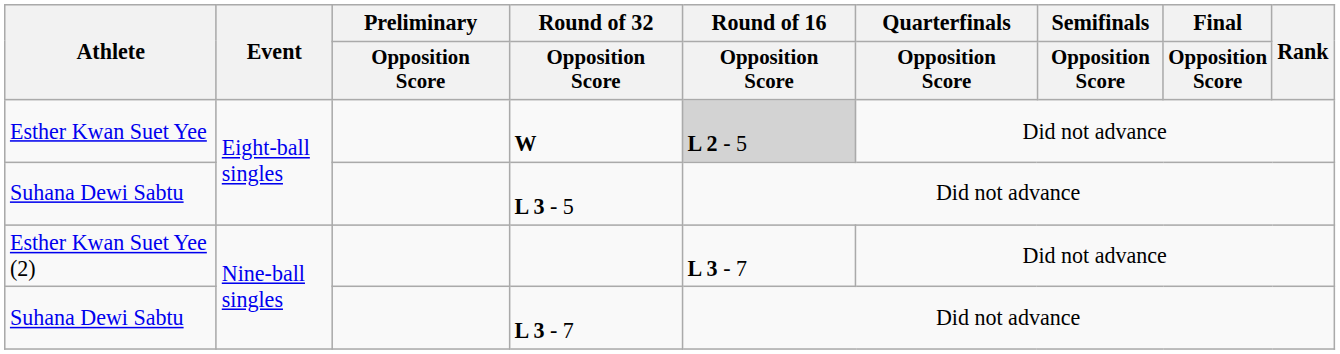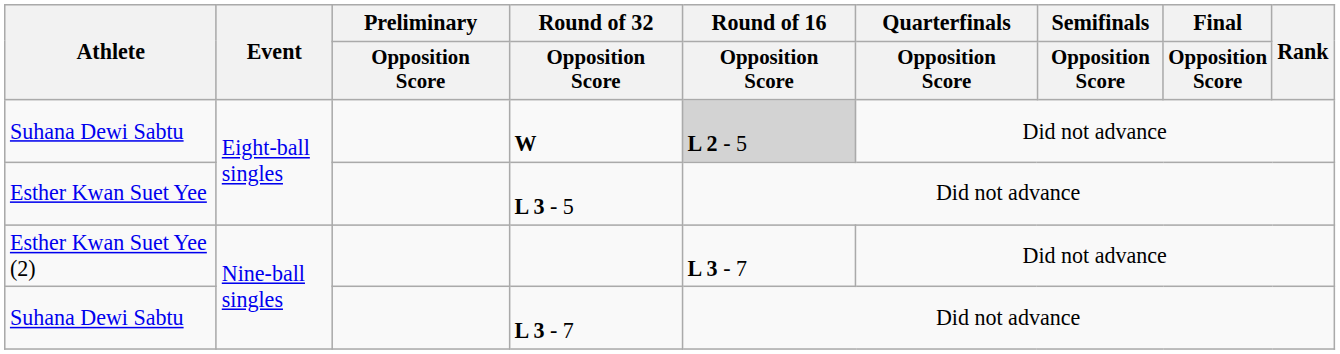(108, 131) Esther Kwan Suet Yee -> (97, 131) Suhana Dewi Sabtu
(97, 193) Suhana Dewi Sabtu -> (108, 193) Esther Kwan Suet Yee
